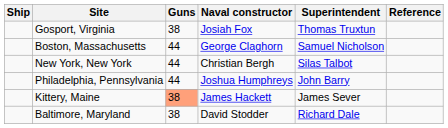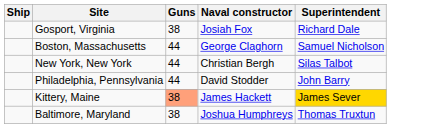- column: (415, 13)
(336, 30) Thomas Truxtun -> (329, 30) Richard Dale
(247, 81) Joshua Humphreys -> (234, 81) David Stodder
(329, 98) no background -> (329, 98) gold background
(234, 115) David Stodder -> (247, 115) Joshua Humphreys
(329, 115) Richard Dale -> (336, 115) Thomas Truxtun
